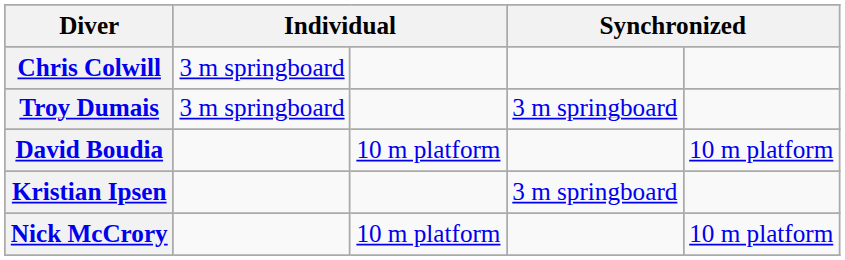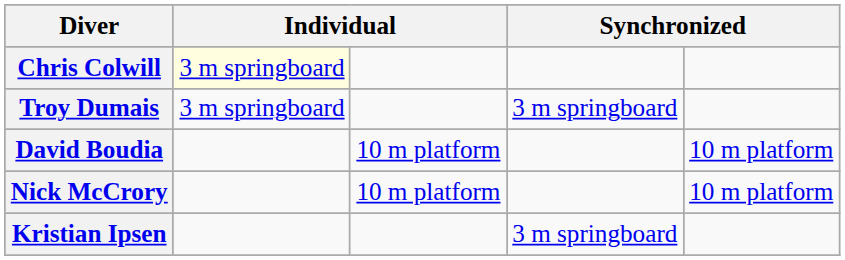(262, 67) no background -> (262, 67) lightyellow background
rows swapped: (89, 233) <-> (89, 191)
